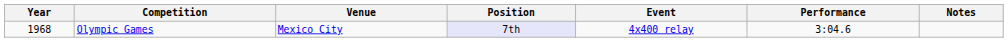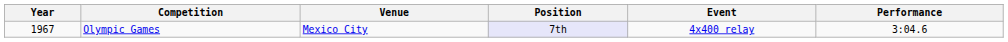- column: (961, 12)
(39, 29) 1968 -> (43, 29) 1967
